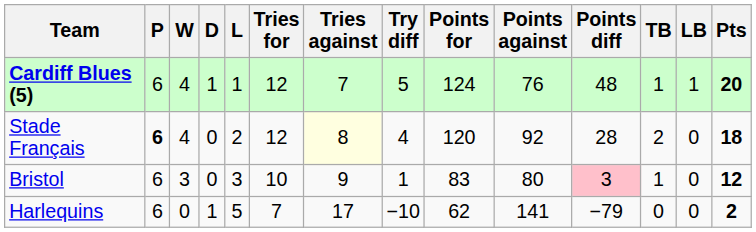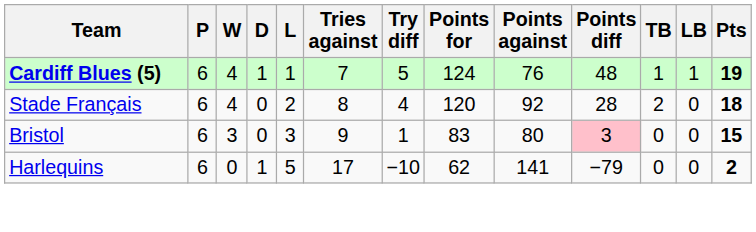- column: (277, 31)
(731, 84) 20 -> (731, 73) 19
(157, 137) bold -> (203, 104) normal
(343, 137) lightyellow background -> (343, 104) no background
(659, 180) 1 -> (659, 135) 0
(731, 180) 12 -> (731, 135) 15
